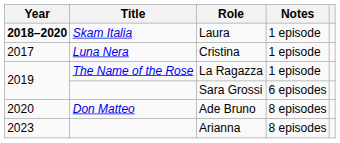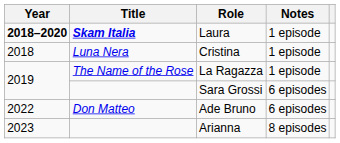(102, 33) normal -> (104, 33) bold
(20, 52) 2017 -> (20, 52) 2018
(20, 109) 2020 -> (20, 109) 2022
(298, 109) 8 episodes -> (298, 109) 6 episodes
